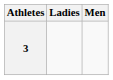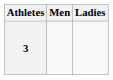columns swapped: (95, 13) <-> (64, 13)
